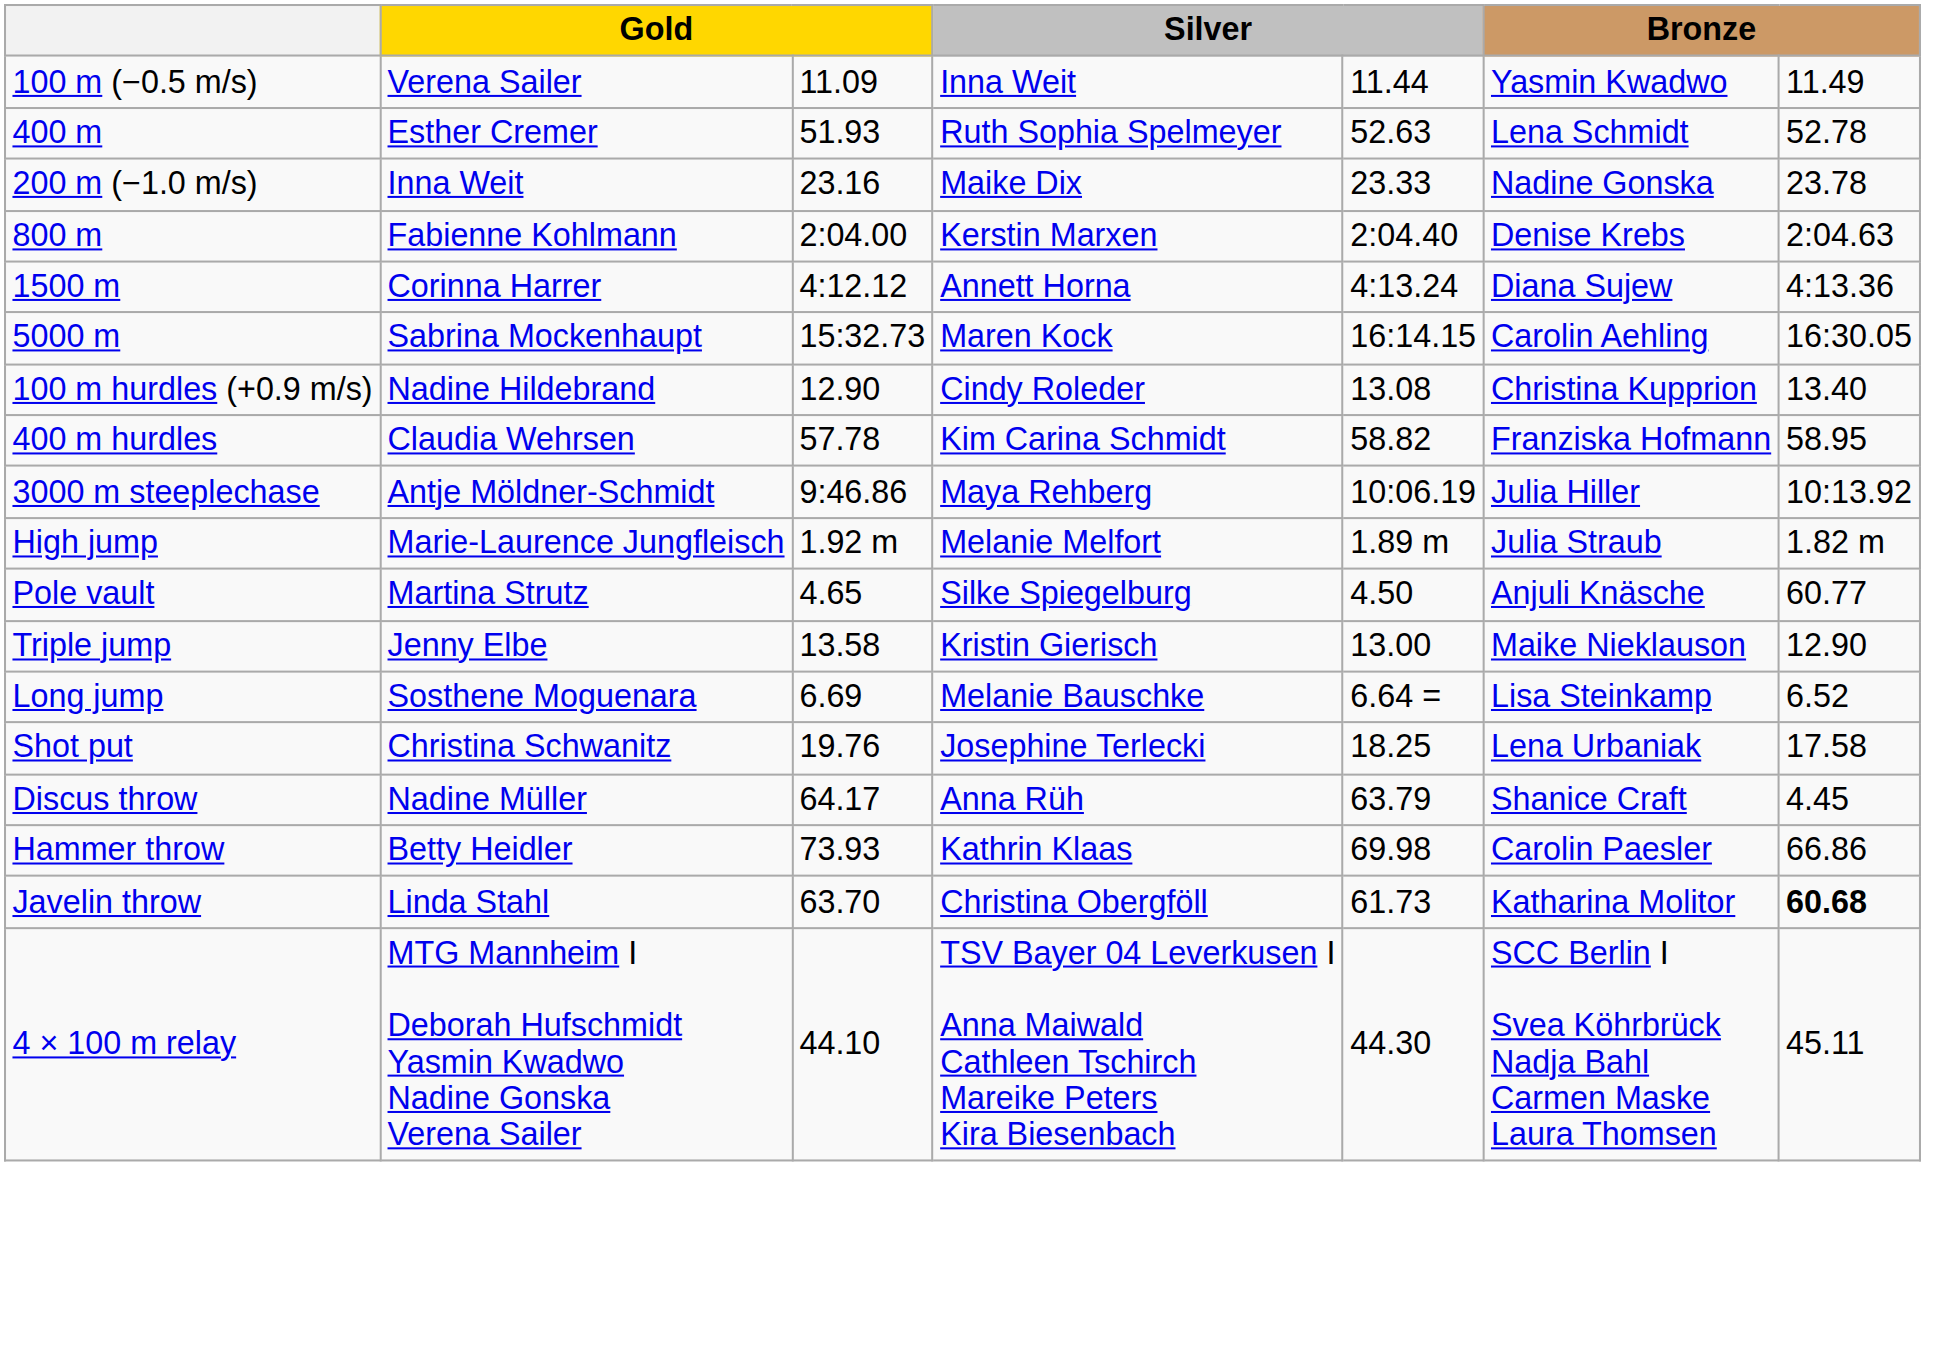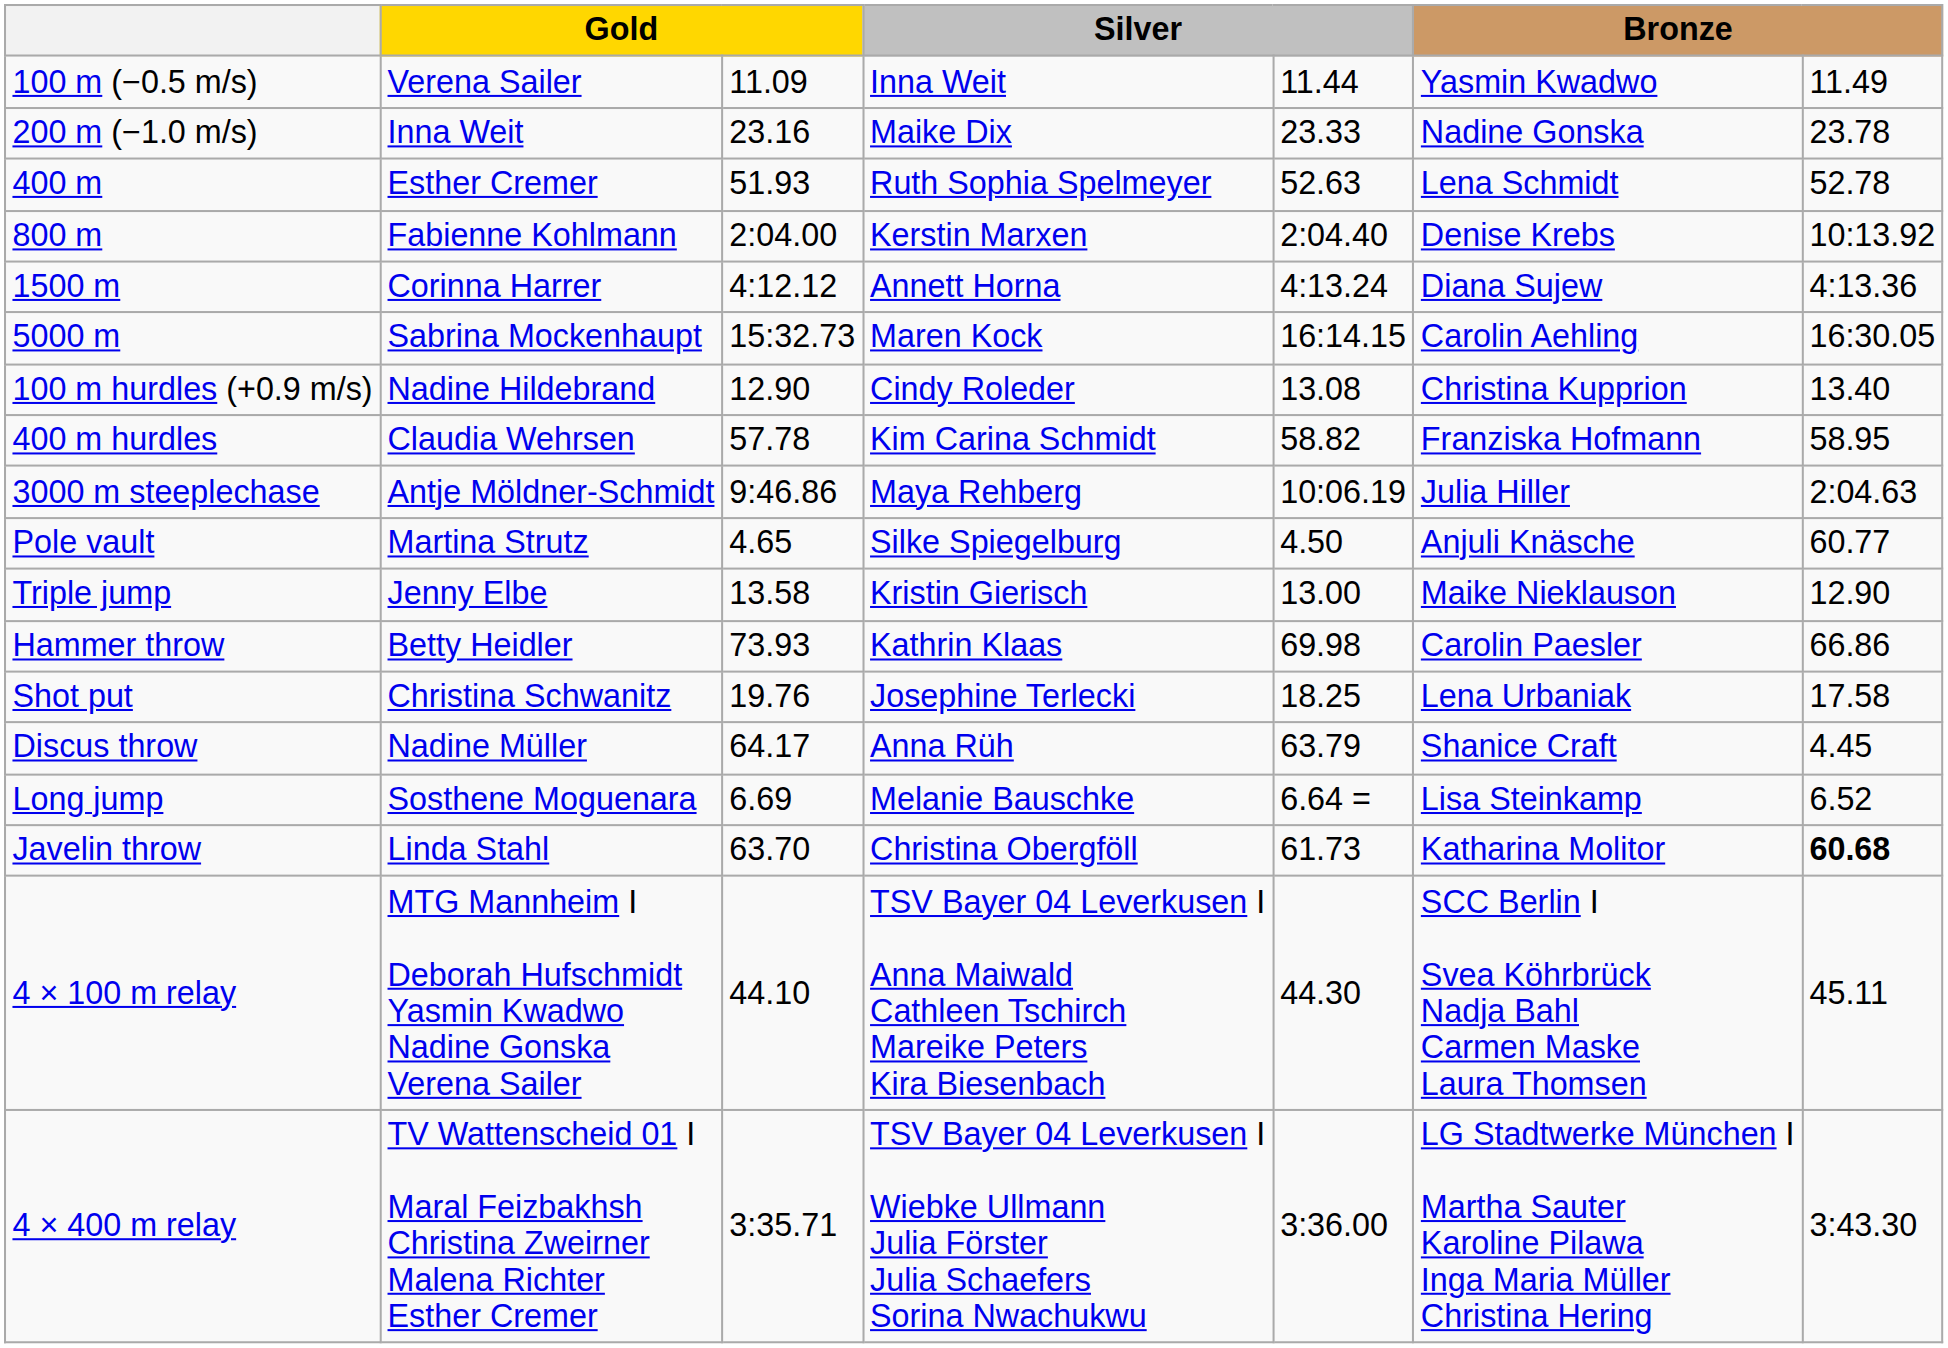rows swapped: (135, 183) <-> (57, 132)
(1840, 235) 2:04.63 -> (1872, 235) 10:13.92
(1849, 491) 10:13.92 -> (1863, 491) 2:04.63
- row: (85, 542)
rows swapped: (88, 696) <-> (118, 850)
+ row: (124, 1225)
